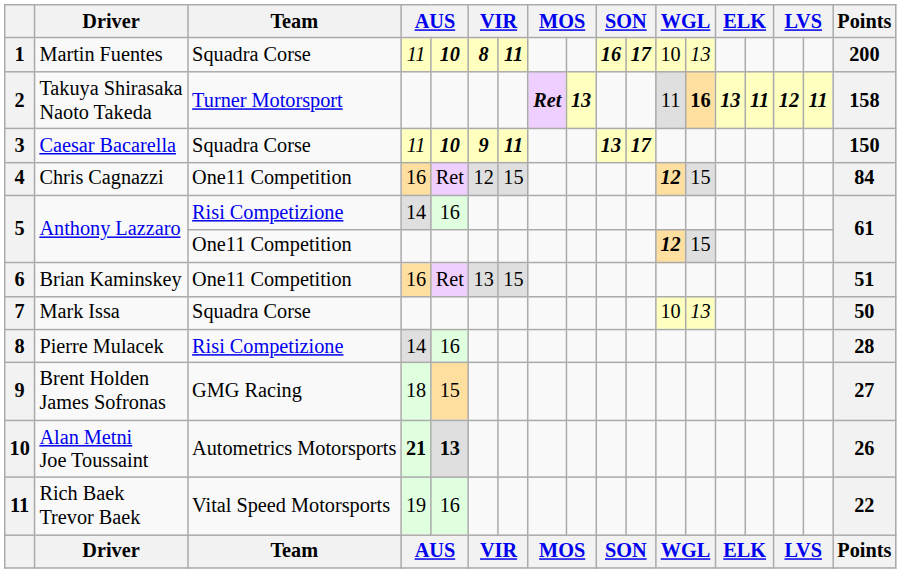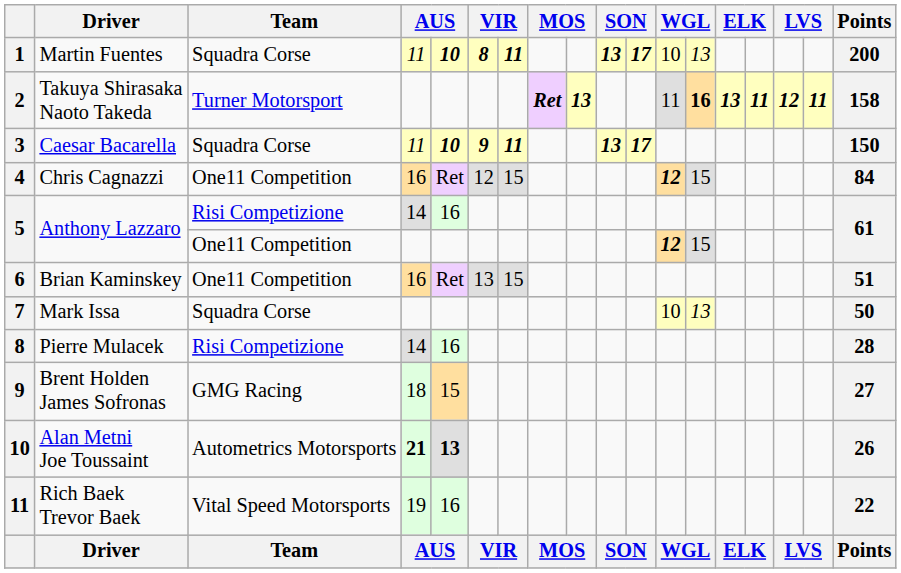(611, 54) 16 -> (611, 54) 13
